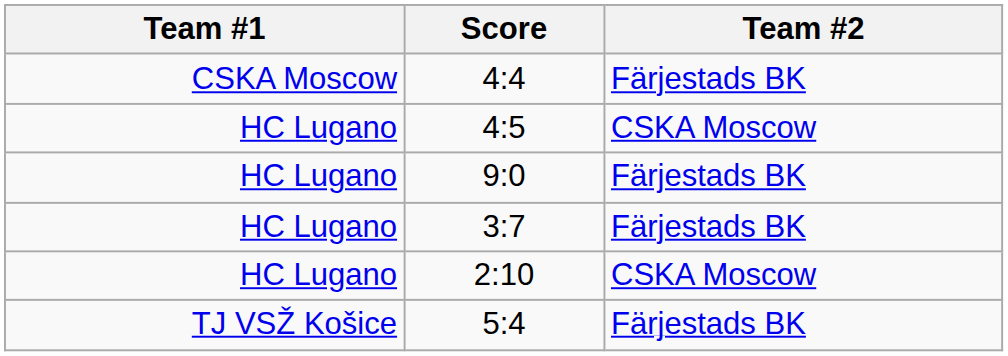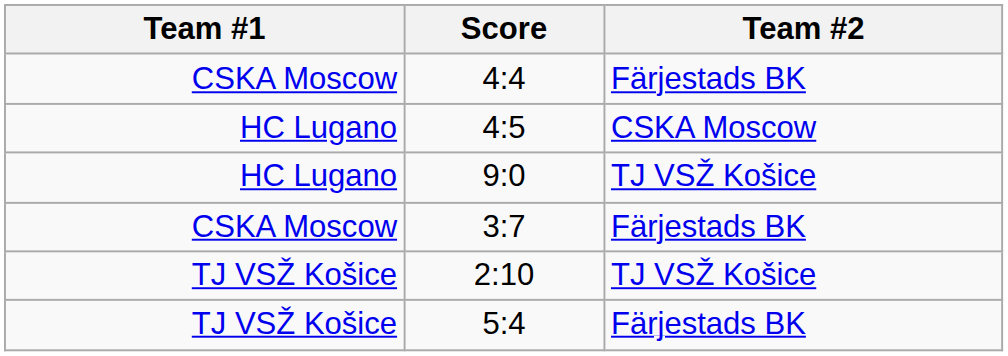(708, 176) Färjestads BK -> (714, 176) TJ VSŽ Košice
(319, 226) HC Lugano -> (294, 226) CSKA Moscow
(319, 275) HC Lugano -> (294, 275) TJ VSŽ Košice
(714, 275) CSKA Moscow -> (714, 275) TJ VSŽ Košice
